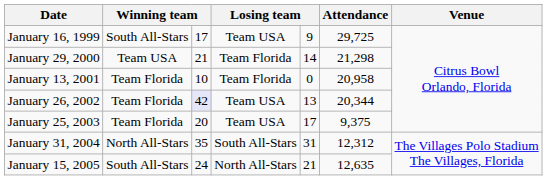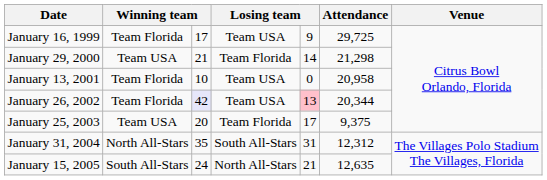(147, 36) South All-Stars -> (147, 36) Team Florida
(256, 79) Team Florida -> (256, 79) Team USA
(310, 100) no background -> (310, 100) pink background
(147, 121) Team Florida -> (147, 121) Team USA
(256, 121) Team USA -> (256, 121) Team Florida
